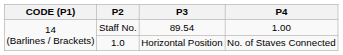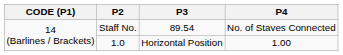(281, 27) 1.00 -> (281, 27) No. of Staves Connected
(281, 43) No. of Staves Connected -> (281, 43) 1.00
